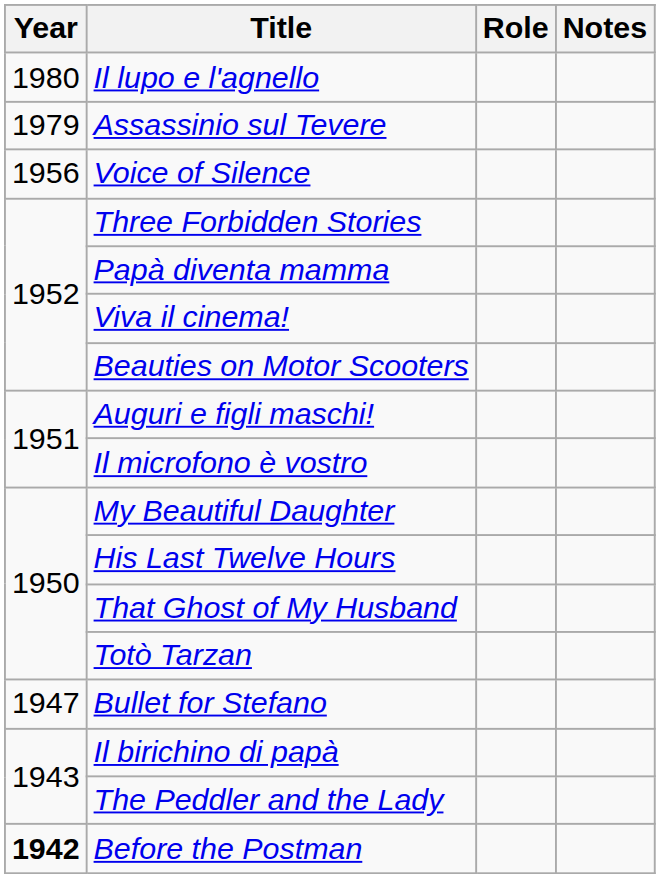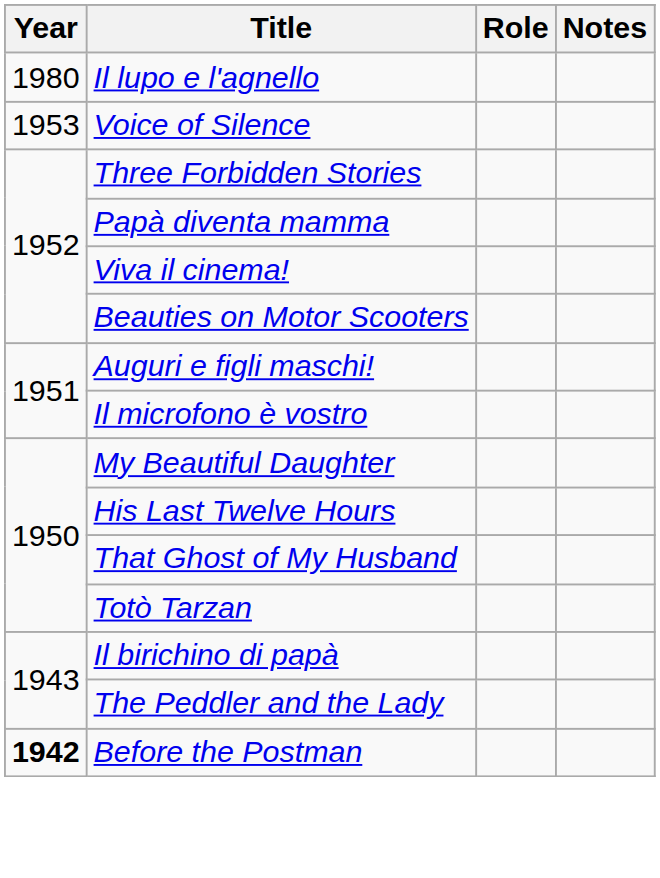- row: (240, 125)
(46, 173) 1956 -> (46, 125) 1953
- row: (210, 703)
